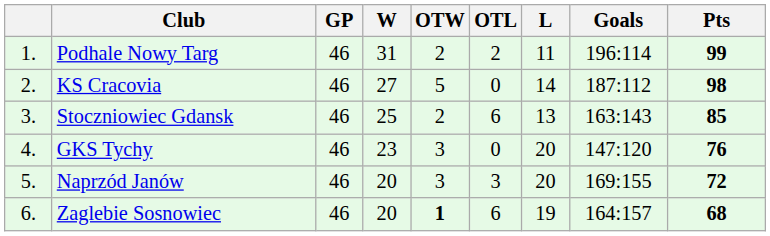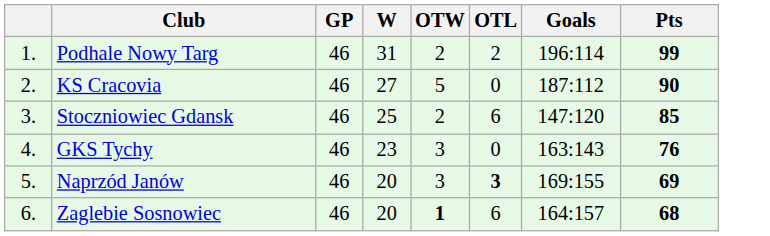- column: (545, 20)
(717, 85) 98 -> (669, 85) 90
(618, 117) 163:143 -> (571, 117) 147:120
(618, 149) 147:120 -> (571, 149) 163:143
(496, 181) normal -> (496, 181) bold
(717, 181) 72 -> (669, 181) 69
